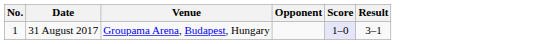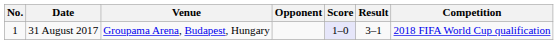+ column: (472, 13)
